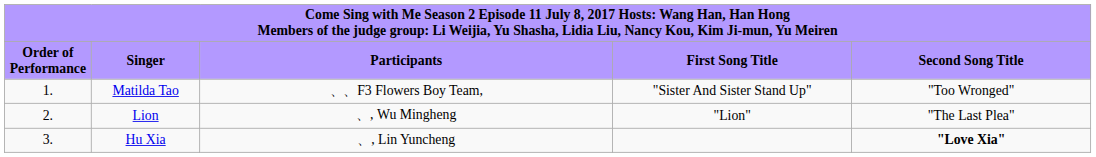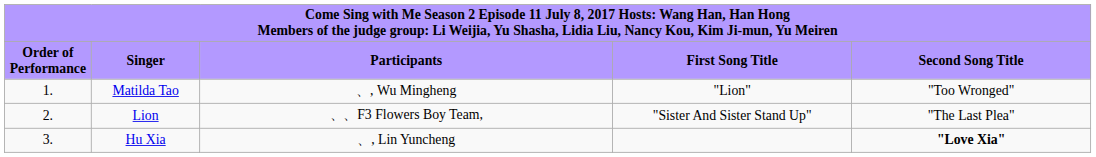(406, 90) 、、F3 Flowers Boy Team, -> (406, 90) 、, Wu Mingheng
(732, 91) "Sister And Sister Stand Up" -> (732, 91) "Lion"
(406, 115) 、, Wu Mingheng -> (406, 115) 、、F3 Flowers Boy Team,
(732, 115) "Lion" -> (732, 115) "Sister And Sister Stand Up"
